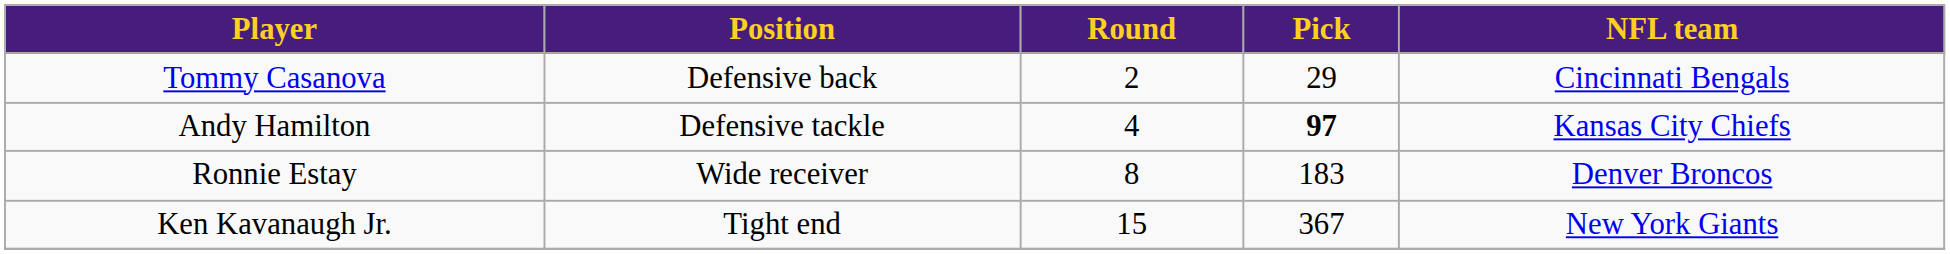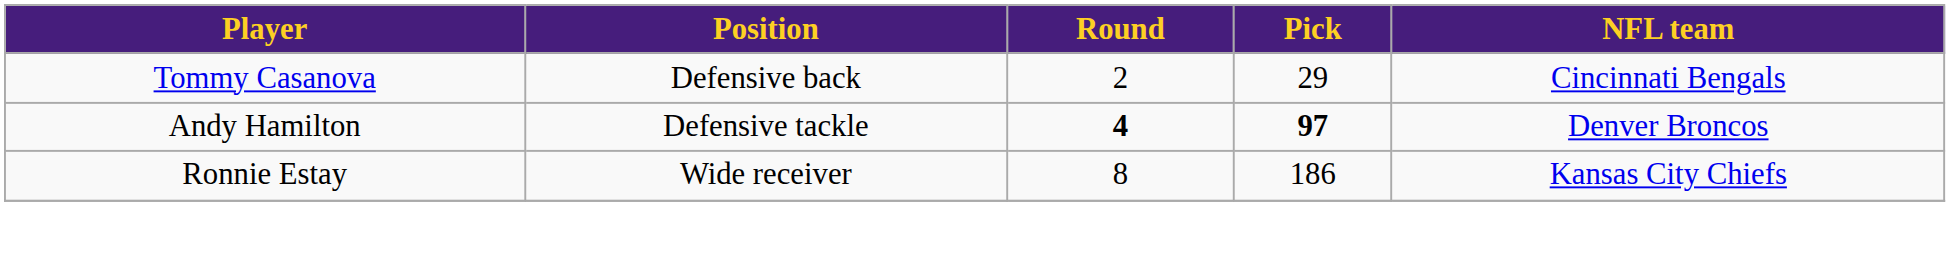(1132, 126) normal -> (1120, 126) bold
(1672, 126) Kansas City Chiefs -> (1668, 126) Denver Broncos
(1322, 175) 183 -> (1313, 175) 186
(1672, 175) Denver Broncos -> (1668, 175) Kansas City Chiefs
- row: (274, 223)
